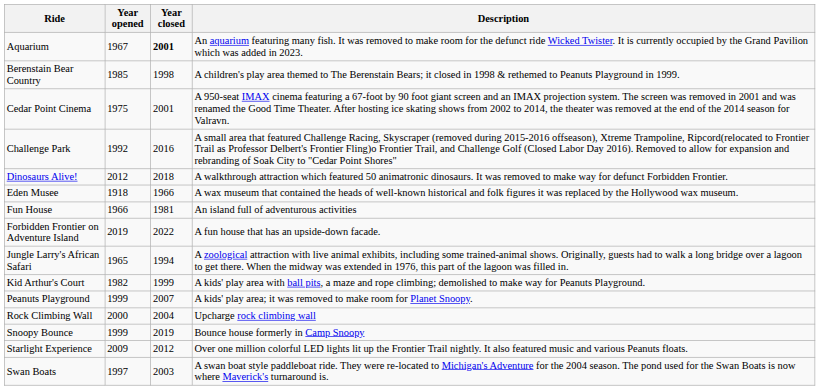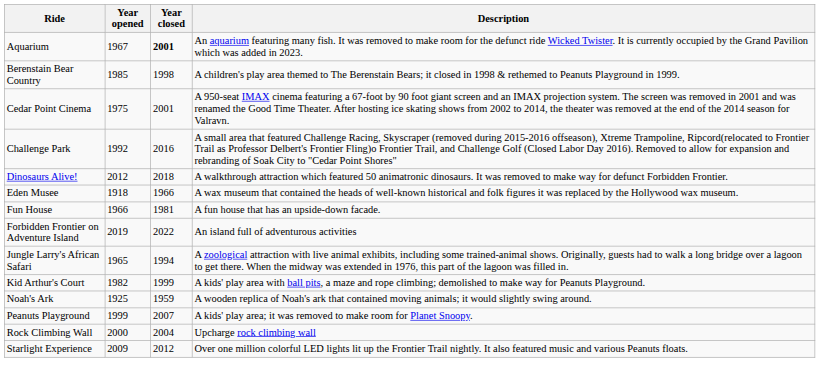(275, 210) An island full of adventurous activities -> (287, 210) A fun house that has an upside-down facade.
(287, 232) A fun house that has an upside-down facade. -> (275, 232) An island full of adventurous activities
+ row: (30, 299)
- row: (40, 332)
- row: (31, 371)
